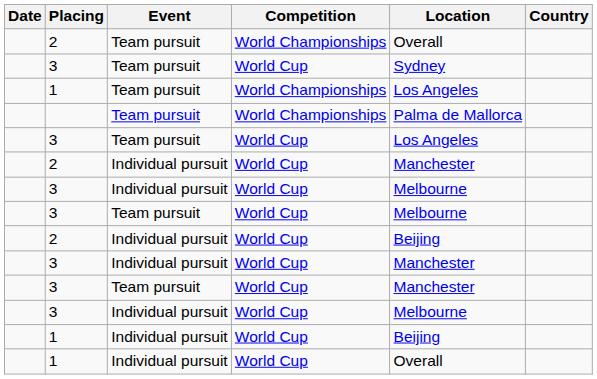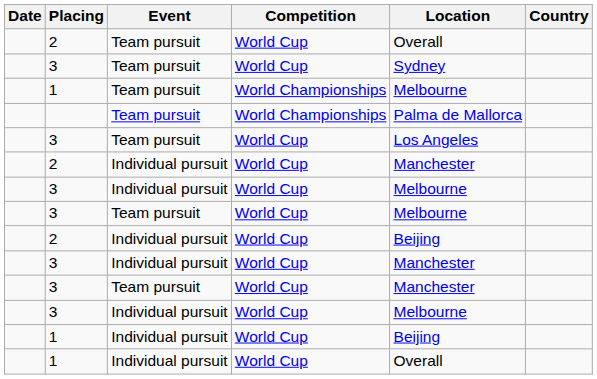(311, 41) World Championships -> (271, 41) World Cup
(436, 90) Los Angeles -> (430, 90) Melbourne
